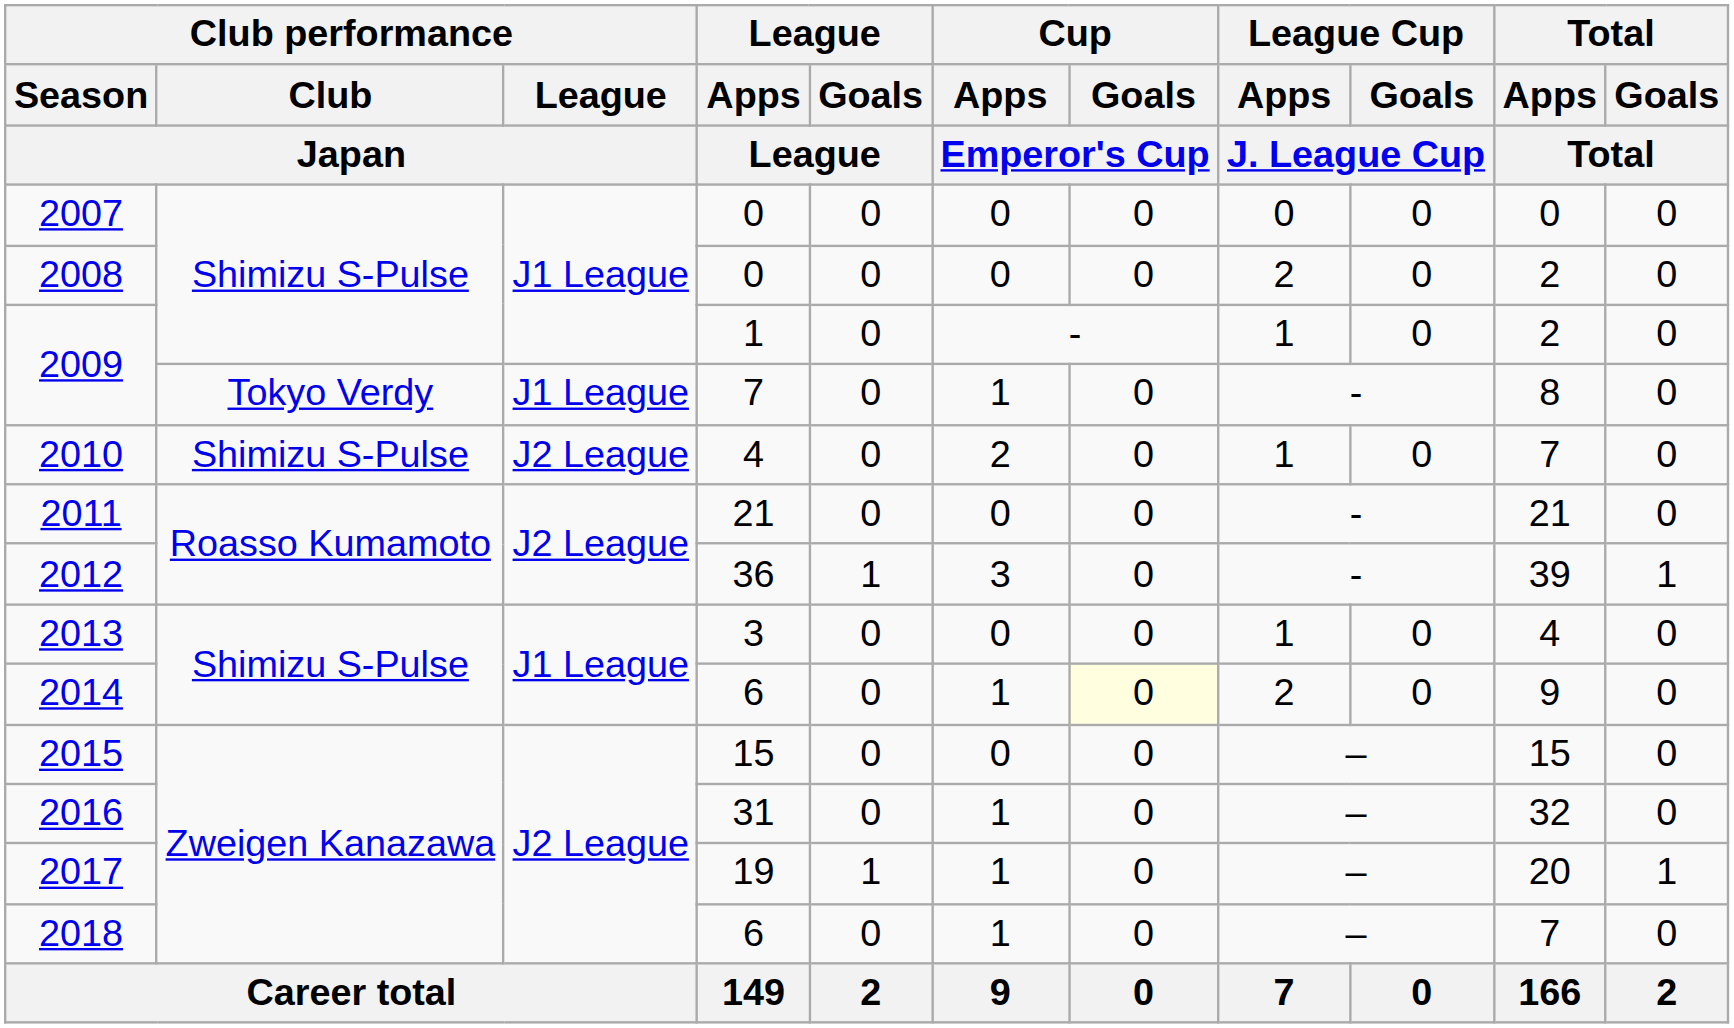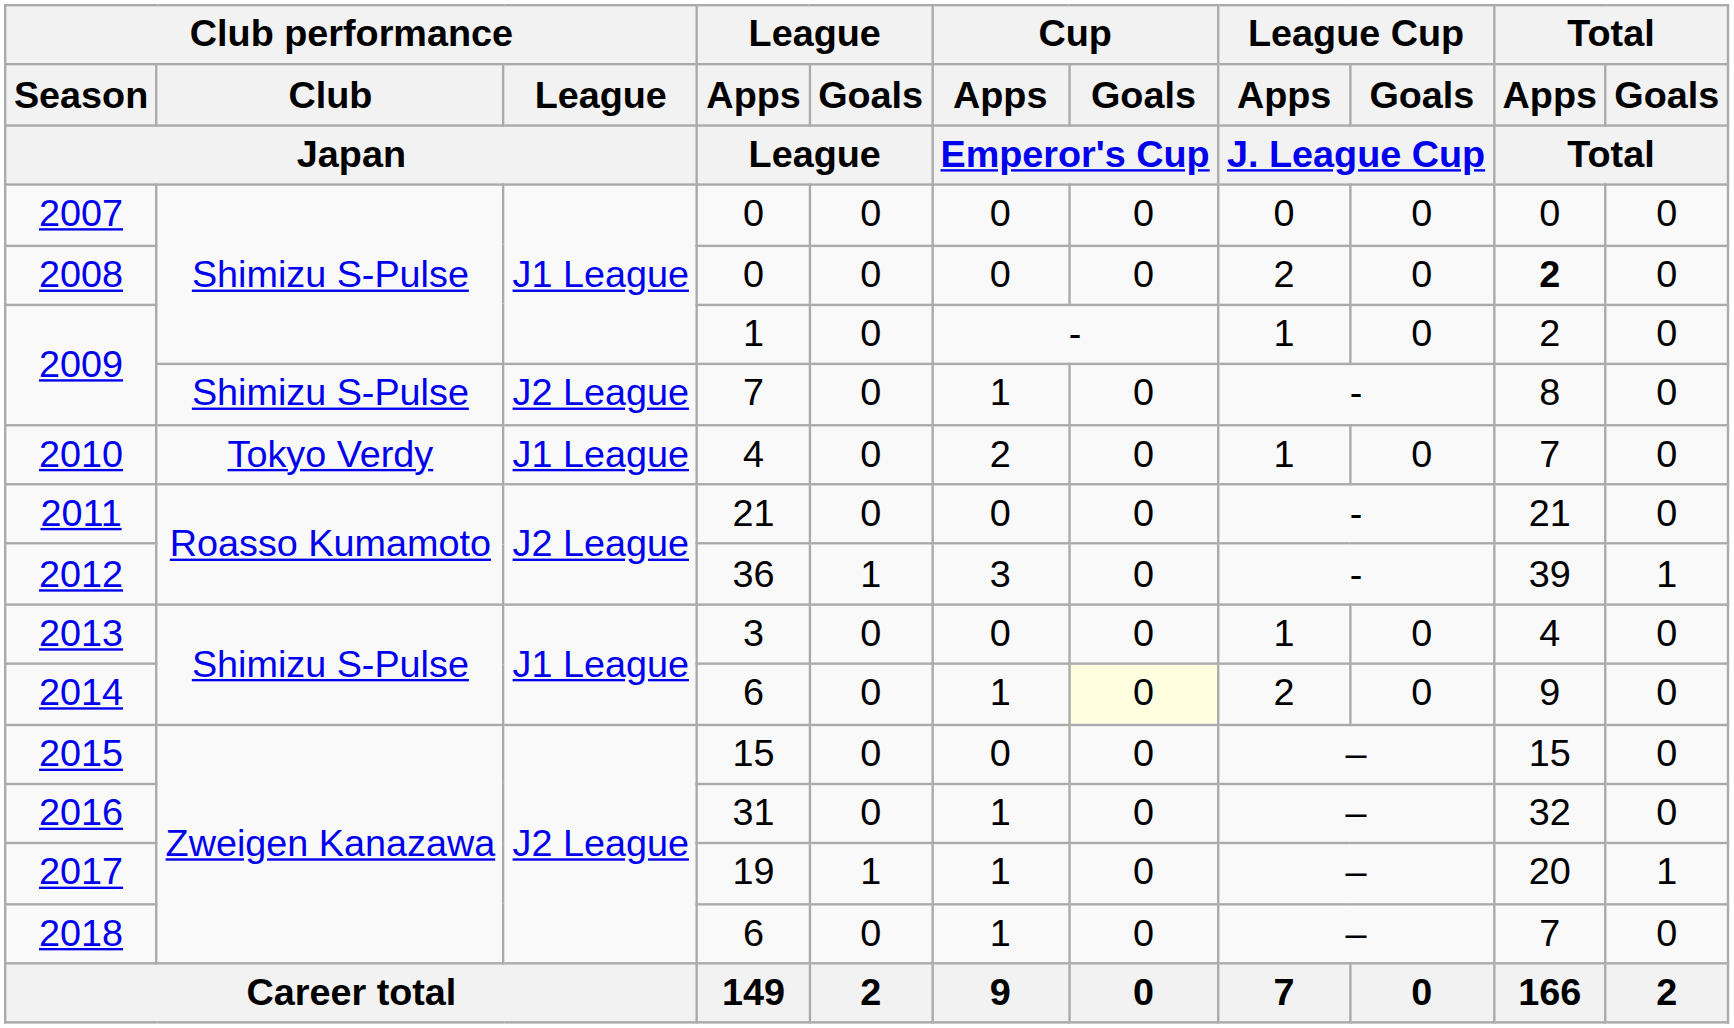(1550, 273) normal -> (1550, 273) bold
(330, 393) Tokyo Verdy -> (330, 393) Shimizu S-Pulse
(601, 393) J1 League -> (601, 393) J2 League
(330, 453) Shimizu S-Pulse -> (330, 453) Tokyo Verdy
(601, 453) J2 League -> (601, 453) J1 League
